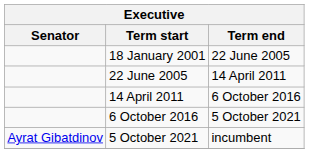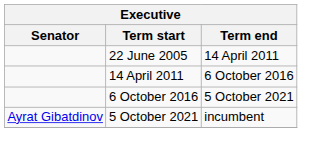- row: (157, 55)
